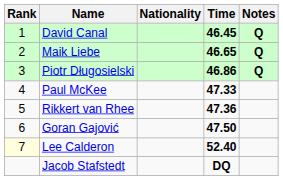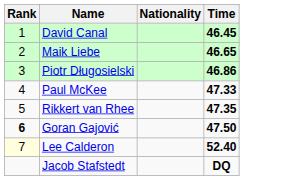- column: (259, 14)
(221, 109) 47.36 -> (221, 109) 47.35
(22, 128) normal -> (22, 128) bold
